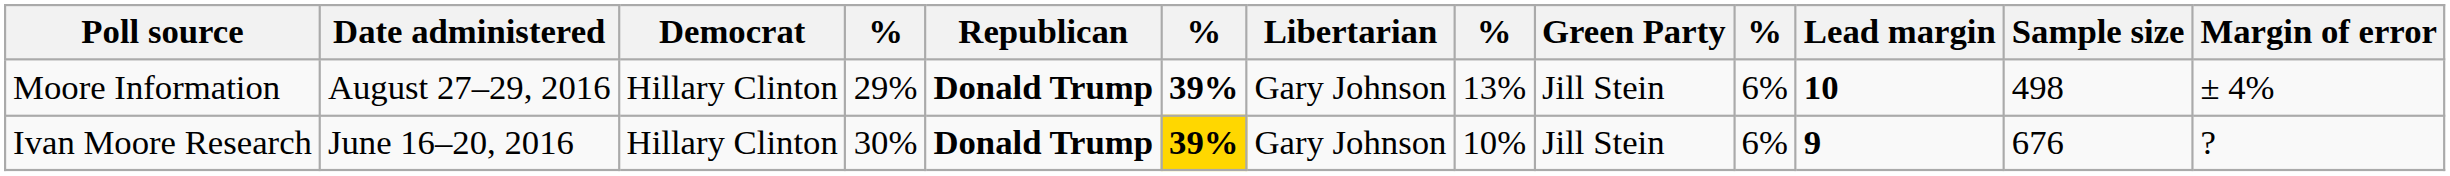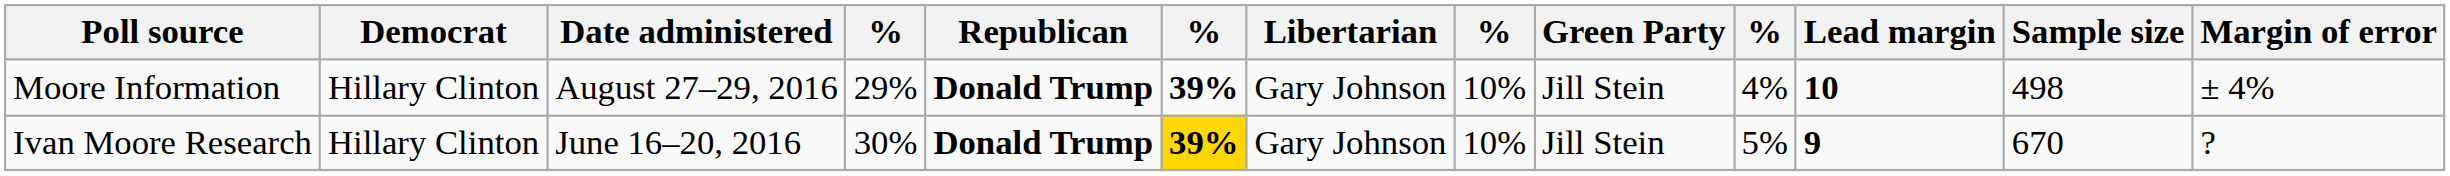columns swapped: (469, 32) <-> (732, 32)
(1494, 87) 13% -> (1494, 87) 10%
(1765, 87) 6% -> (1765, 87) 4%
(1765, 142) 6% -> (1765, 142) 5%
(2038, 142) 676 -> (2038, 142) 670
